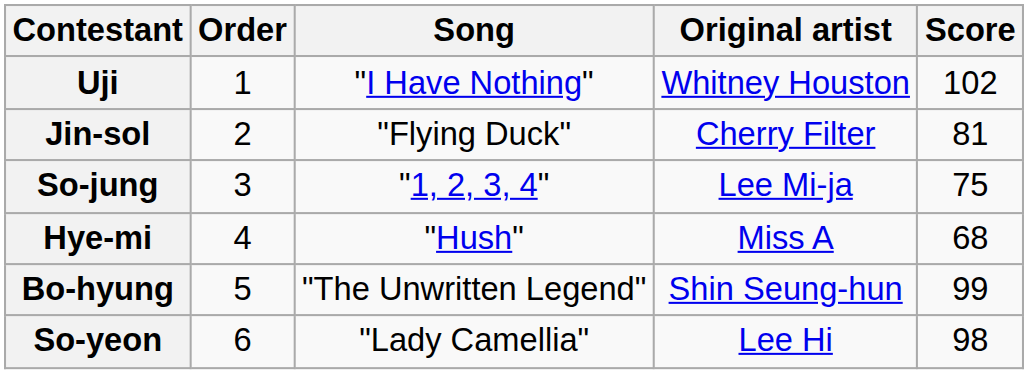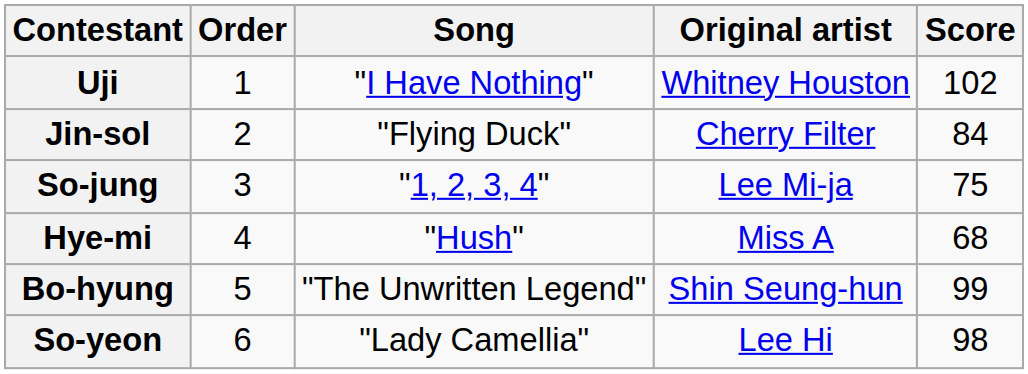(970, 133) 81 -> (970, 133) 84
